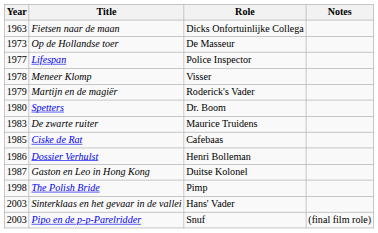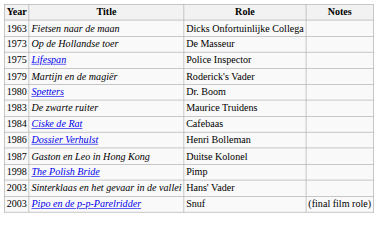(17, 60) 1977 -> (17, 60) 1975
- row: (62, 76)
(17, 140) 1985 -> (17, 124) 1984
